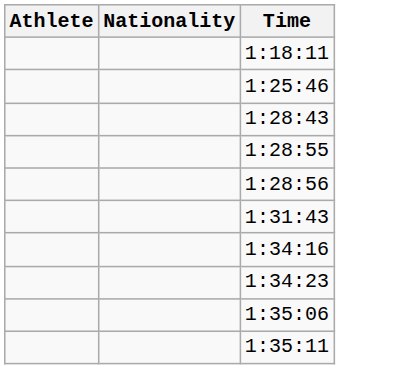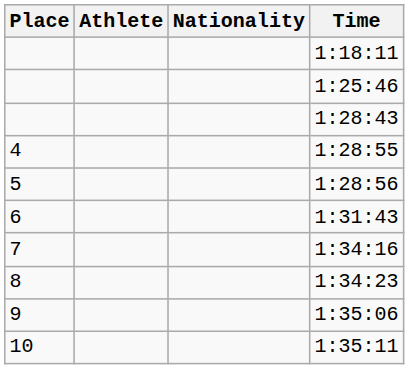+ column: (40, 21)
